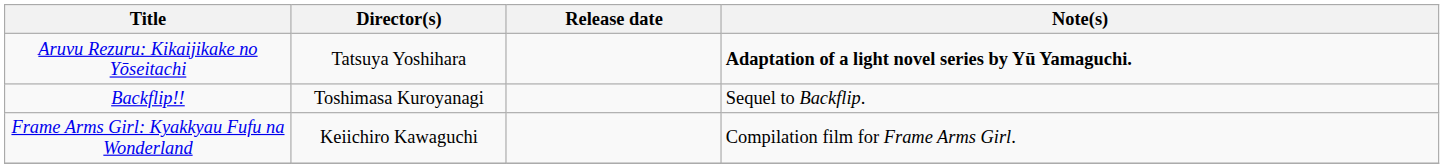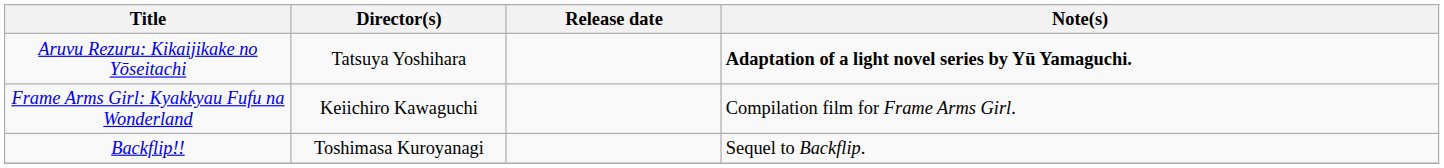rows swapped: (148, 137) <-> (148, 98)
